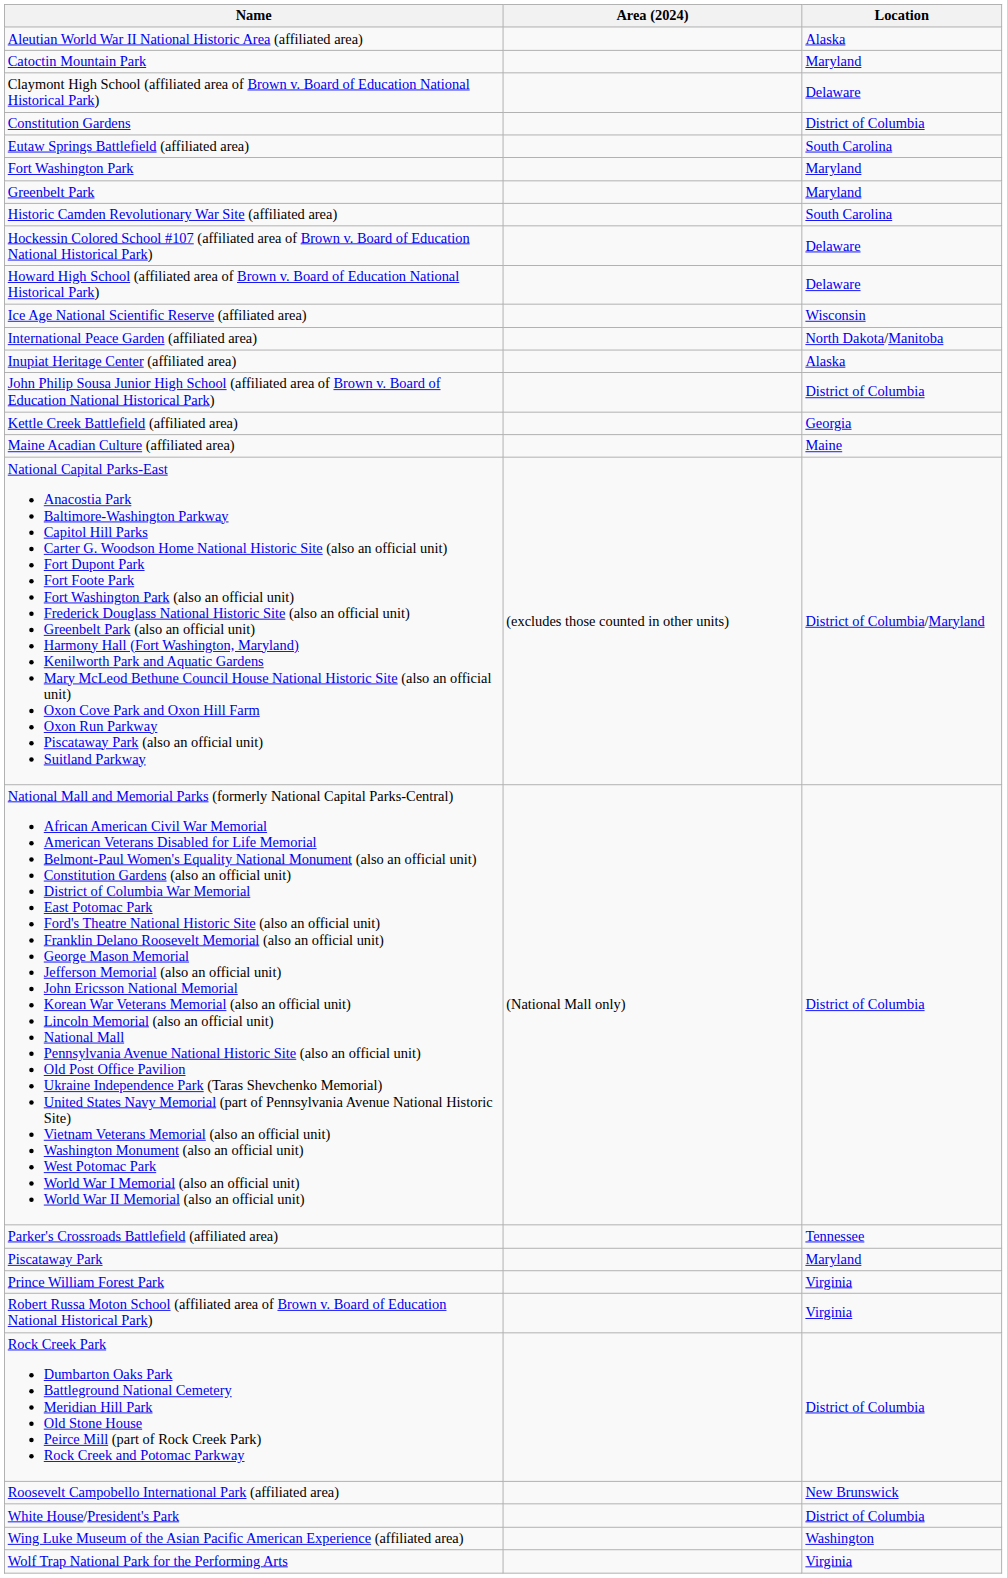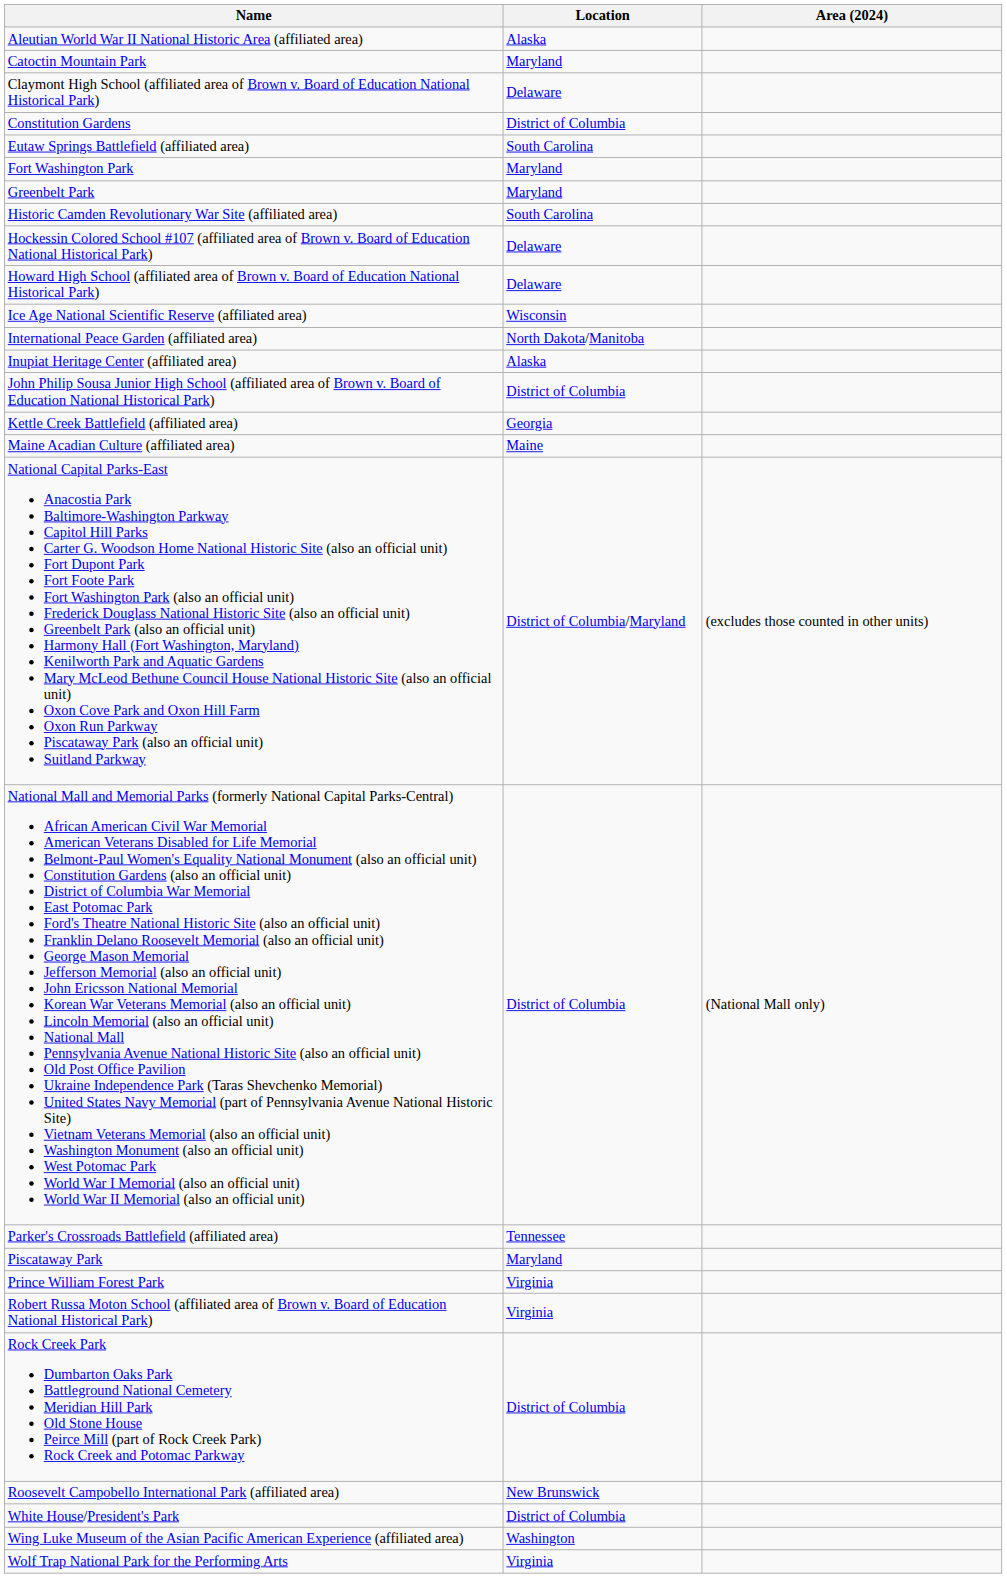columns swapped: (902, 15) <-> (653, 15)
